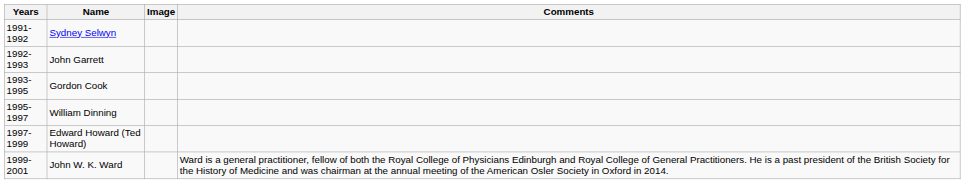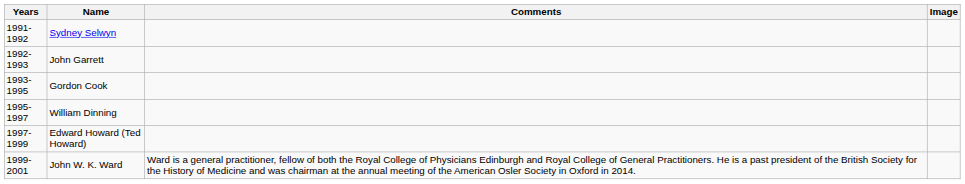columns swapped: (569, 12) <-> (161, 12)
